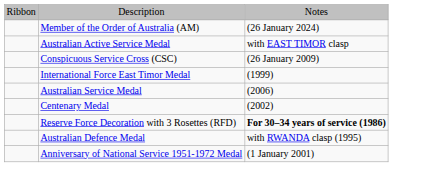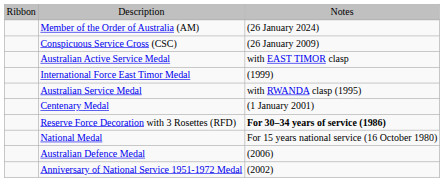rows swapped: (109, 59) <-> (105, 43)
(260, 91) (2006) -> (304, 91) with RWANDA clasp (1995)
(260, 106) (2002) -> (280, 106) (1 January 2001)
+ row: (71, 138)
(304, 138) with RWANDA clasp (1995) -> (260, 153) (2006)
(280, 153) (1 January 2001) -> (260, 169) (2002)
